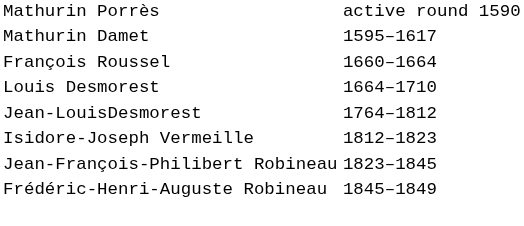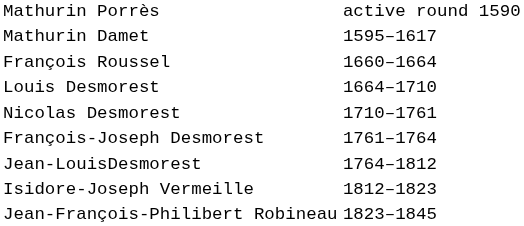+ row: (92, 113)
+ row: (134, 138)
- row: (165, 189)
